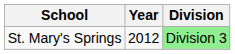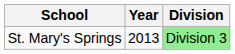(144, 37) 2012 -> (144, 37) 2013
